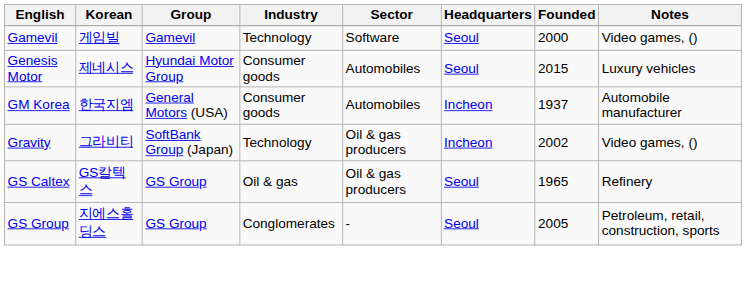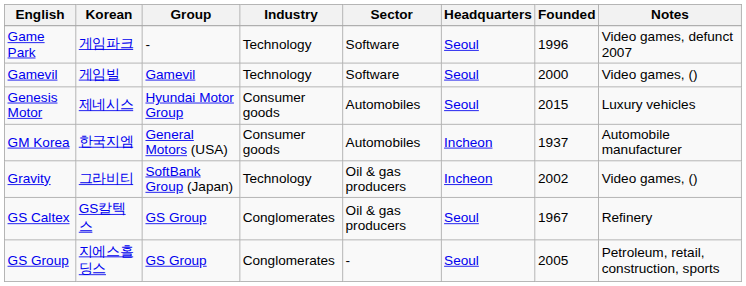+ row: (26, 44)
(270, 181) Oil & gas -> (289, 218) Conglomerates
(553, 181) 1965 -> (553, 218) 1967
